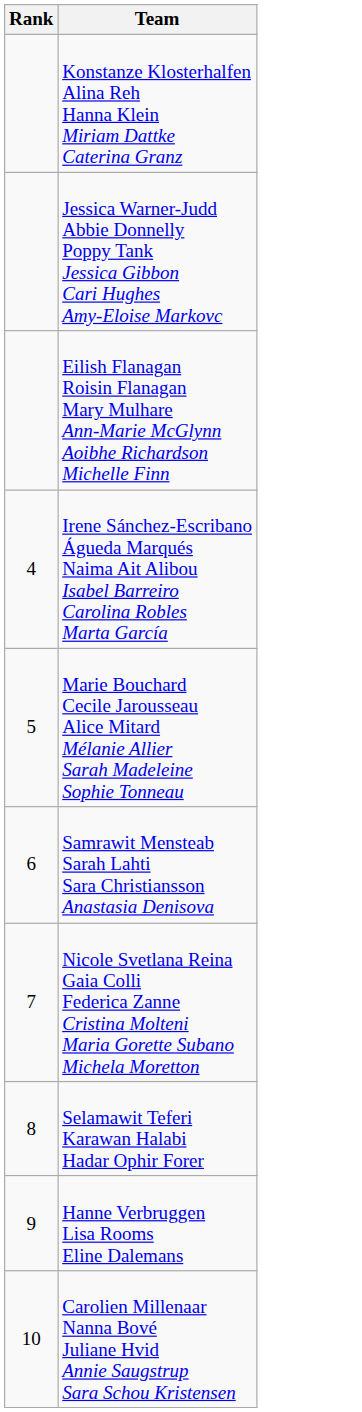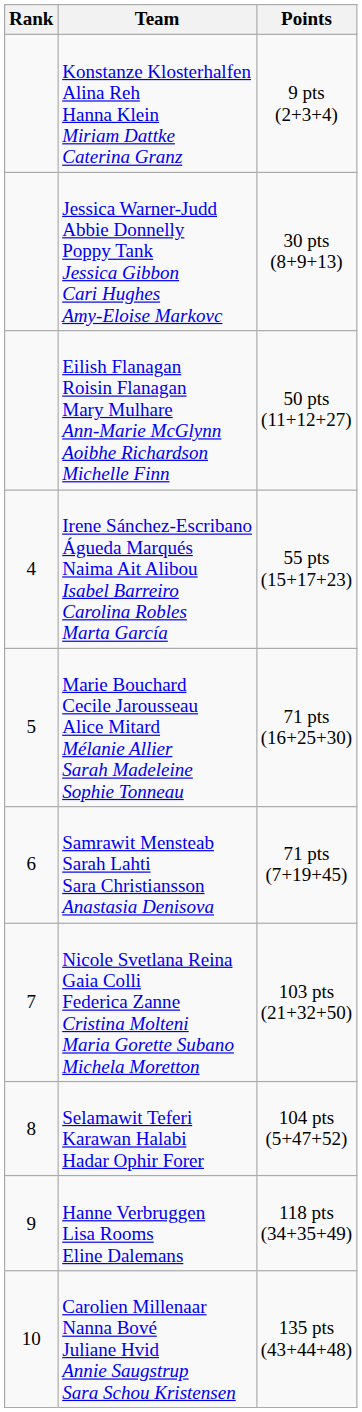+ column: (306, 19)
